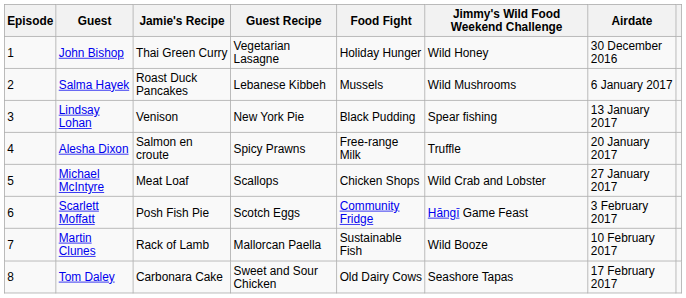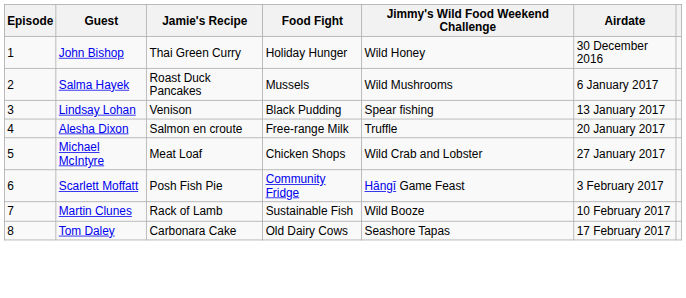- column: (284, 21)
